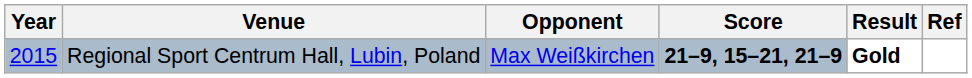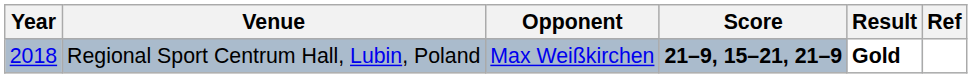(33, 56) 2015 -> (33, 56) 2018
